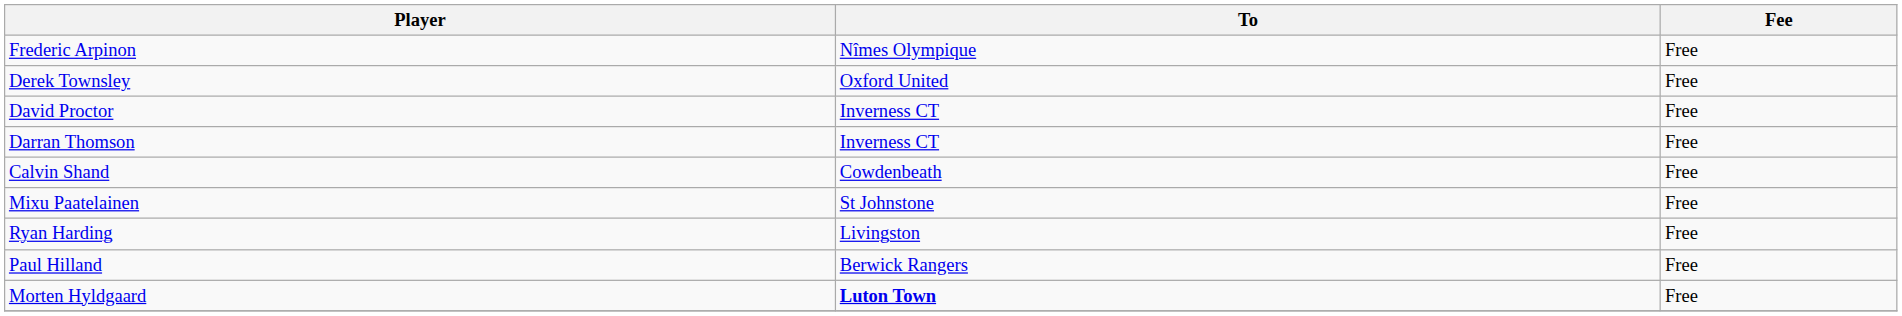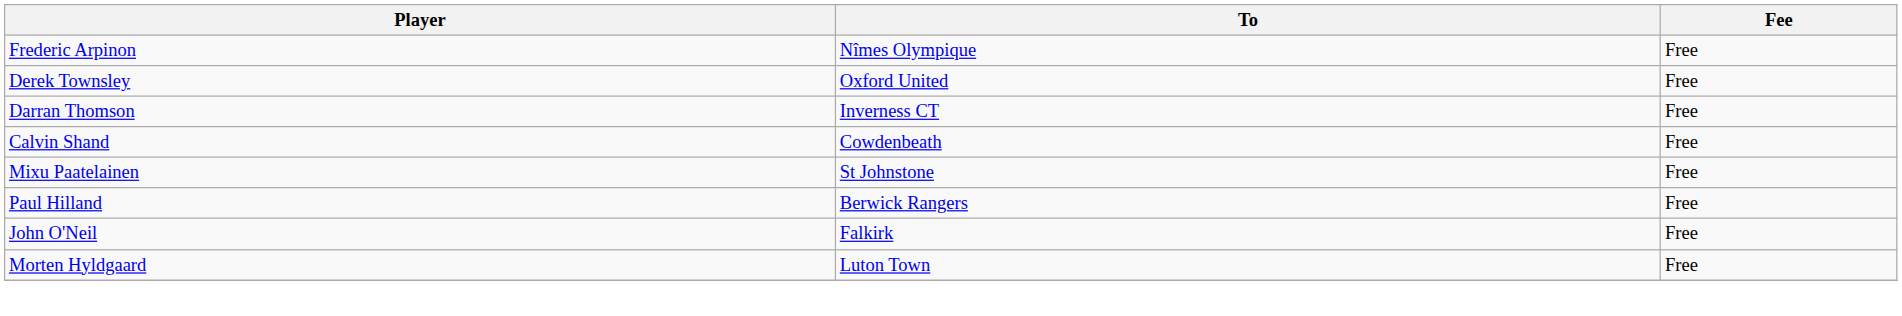- row: (61, 111)
- row: (61, 234)
+ row: (53, 234)
(888, 295) bold -> (885, 264) normal
